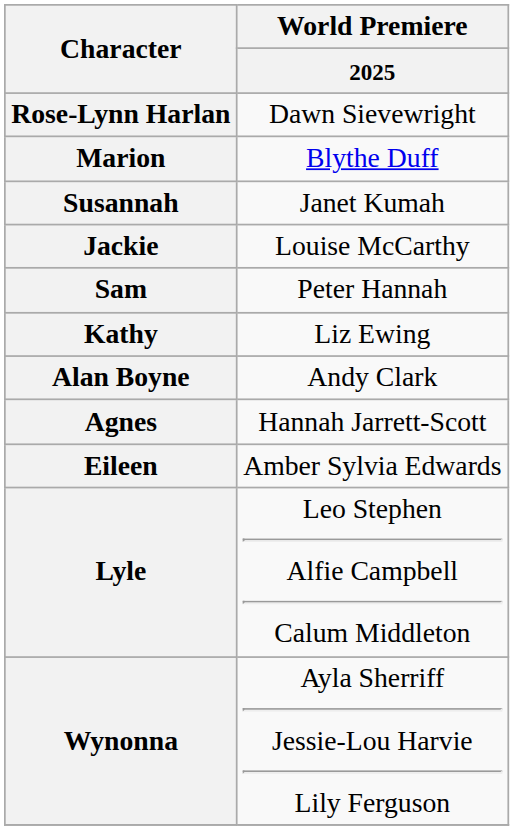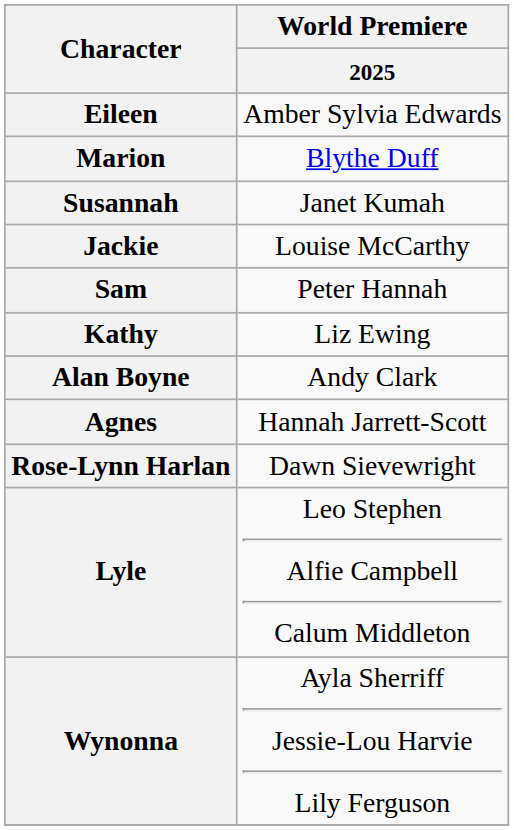rows swapped: (121, 114) <-> (121, 465)
